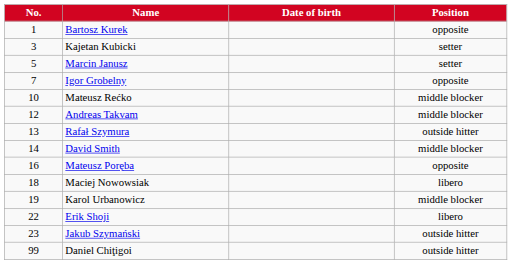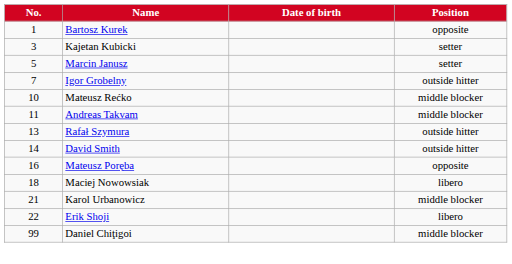(450, 81) opposite -> (450, 81) outside hitter
(34, 115) 12 -> (34, 115) 11
(450, 149) middle blocker -> (450, 149) outside hitter
(34, 200) 19 -> (34, 200) 21
- row: (103, 234)
(450, 251) outside hitter -> (450, 234) middle blocker
